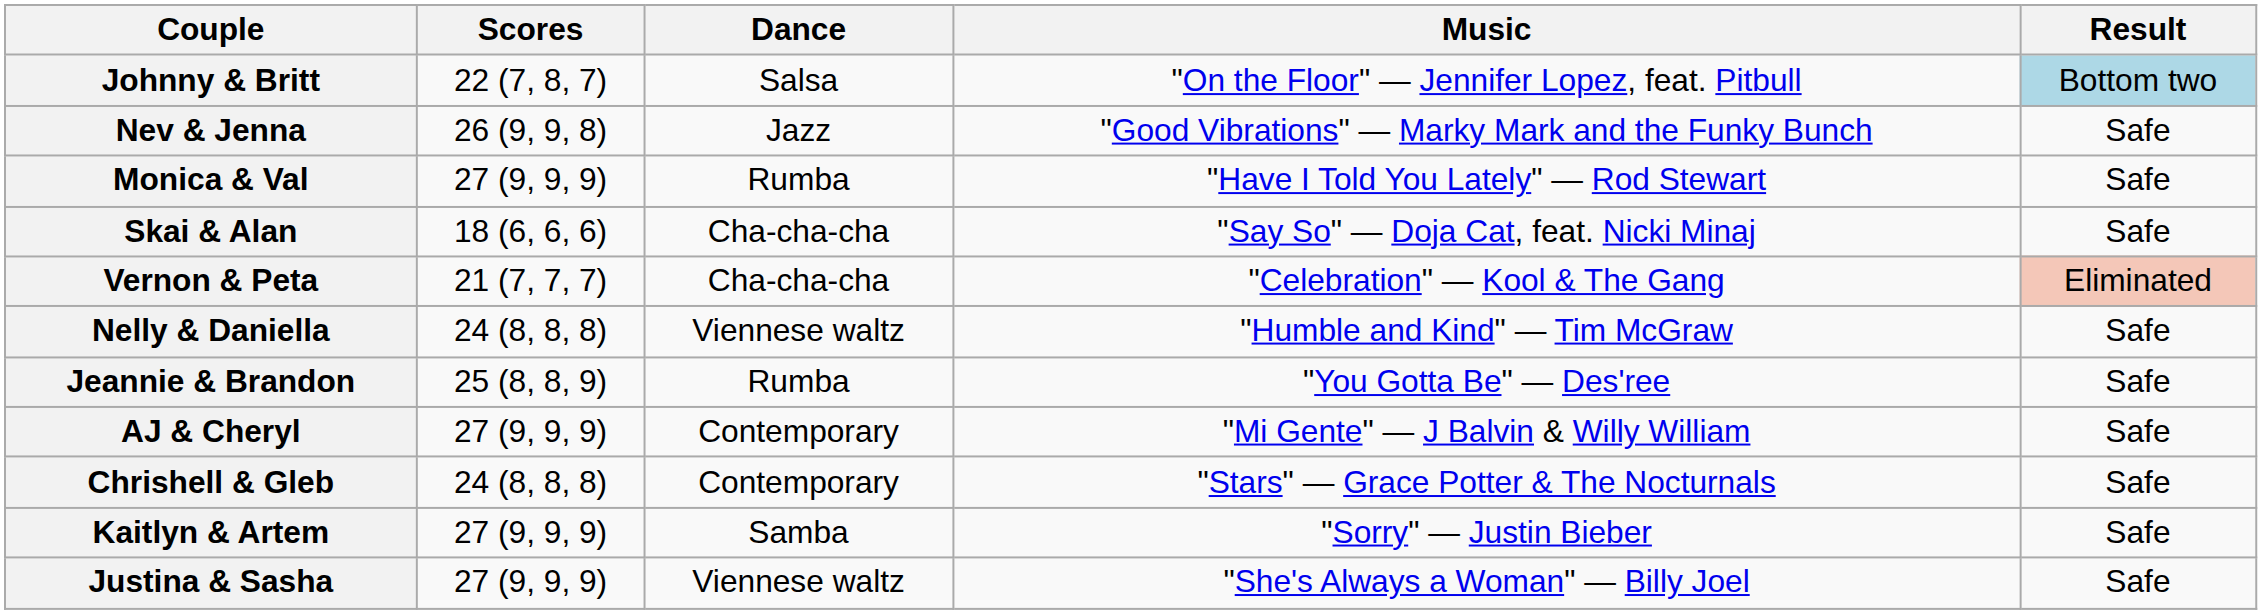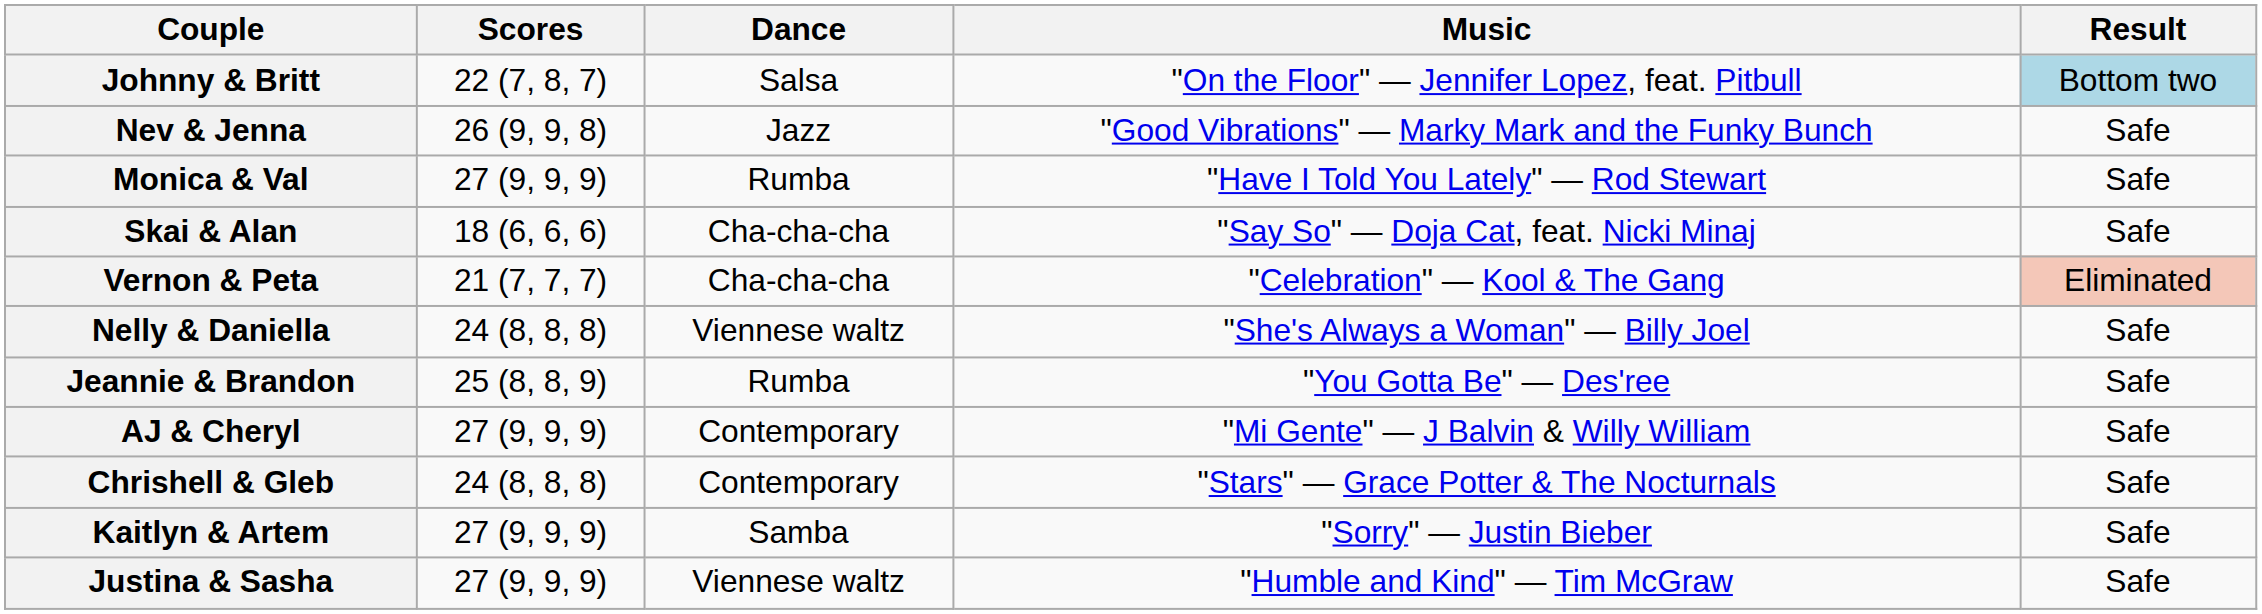(1487, 331) "Humble and Kind" — Tim McGraw -> (1487, 331) "She's Always a Woman" — Billy Joel
(1487, 582) "She's Always a Woman" — Billy Joel -> (1487, 582) "Humble and Kind" — Tim McGraw
